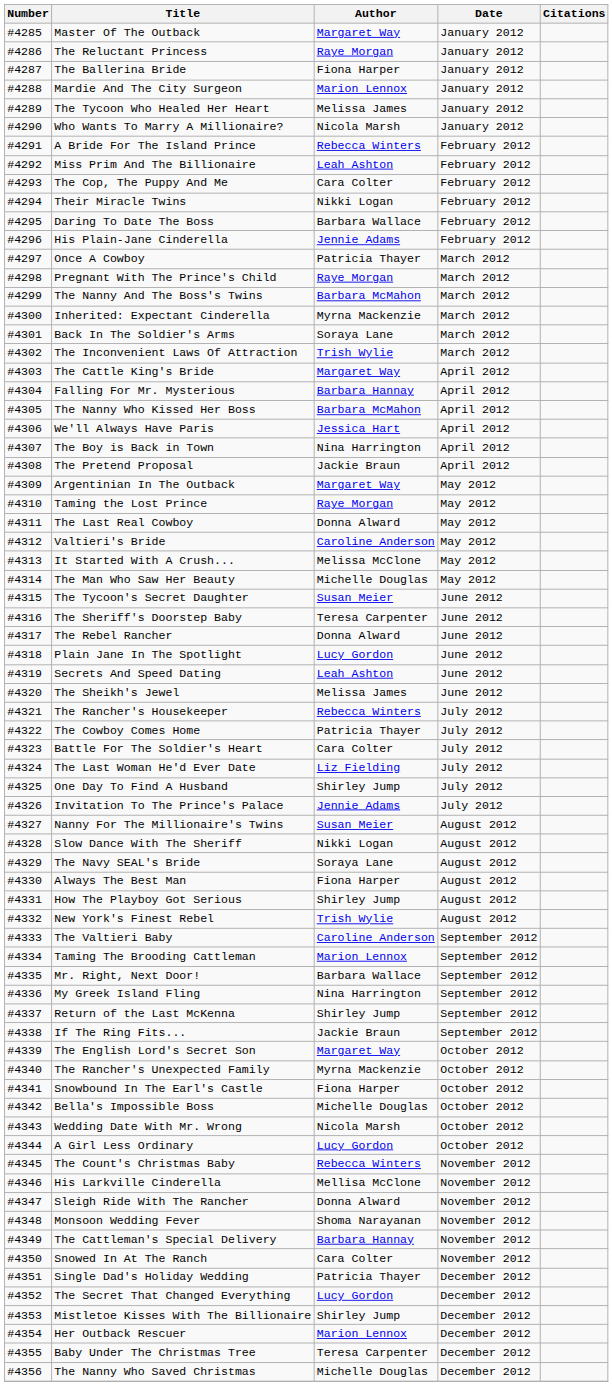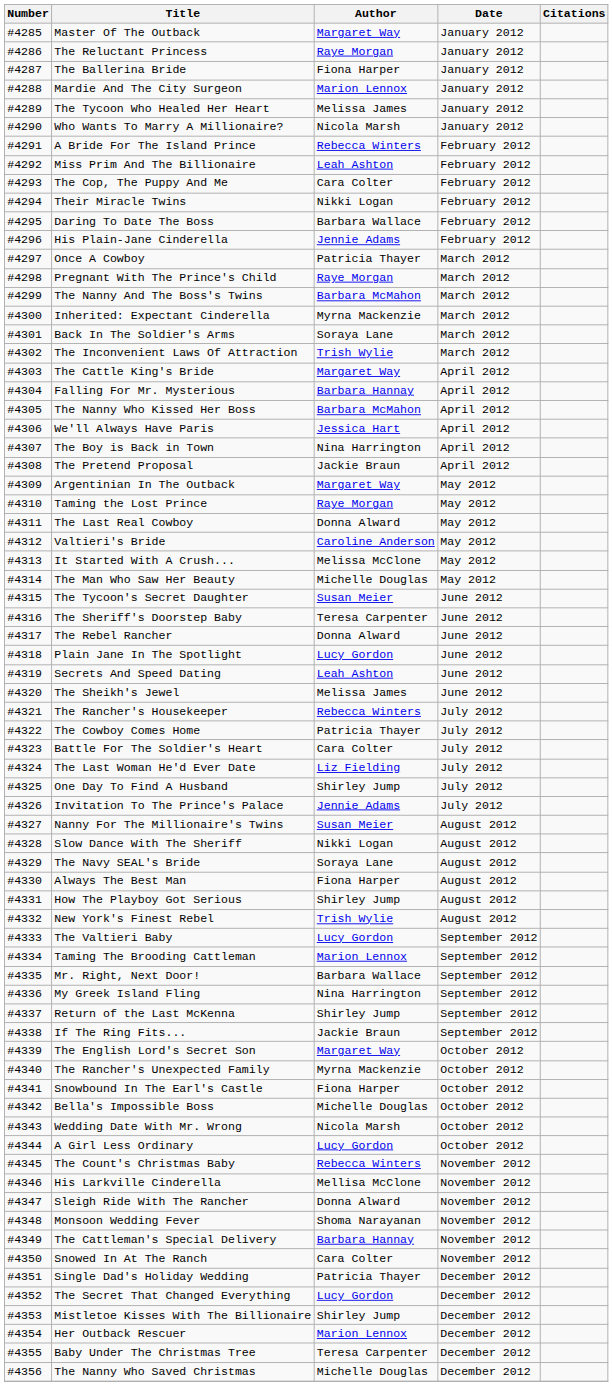(376, 938) Caroline Anderson -> (355, 938) Lucy Gordon
